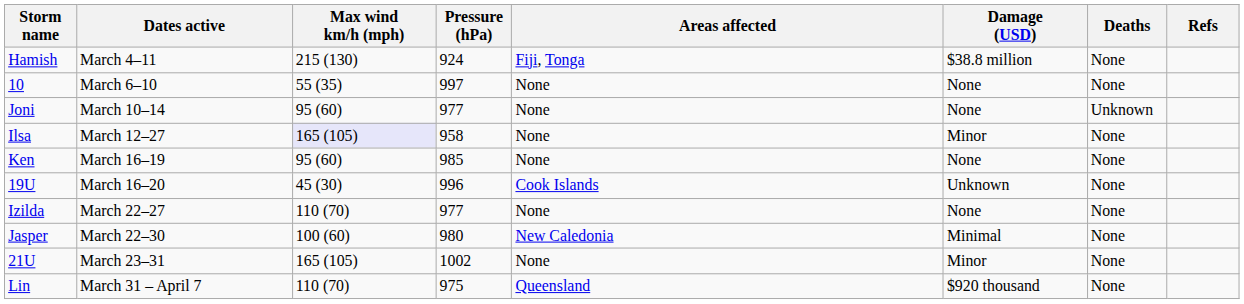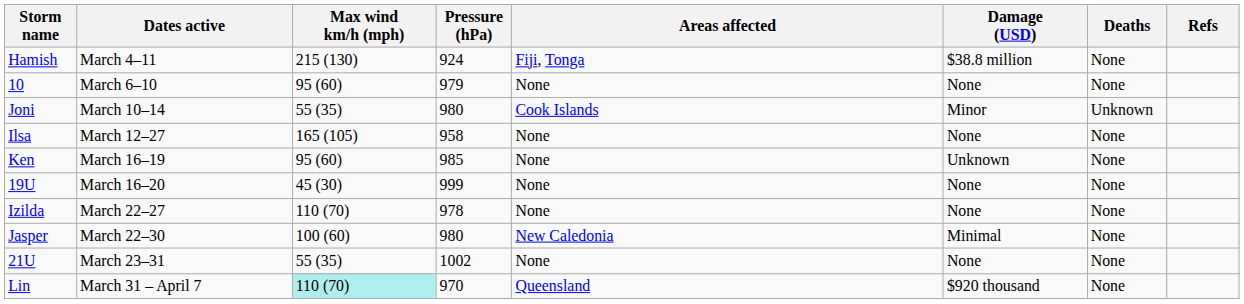(319, 85) 55 (35) -> (319, 85) 95 (60)
(451, 85) 997 -> (451, 85) 979
(319, 110) 95 (60) -> (319, 110) 55 (35)
(451, 110) 977 -> (451, 110) 980
(533, 110) None -> (557, 110) Cook Islands
(964, 110) None -> (967, 110) Minor
(327, 135) lavender background -> (327, 135) no background
(967, 135) Minor -> (964, 135) None
(964, 160) None -> (978, 160) Unknown
(451, 185) 996 -> (451, 185) 999
(557, 185) Cook Islands -> (533, 185) None
(978, 185) Unknown -> (964, 185) None
(451, 210) 977 -> (451, 210) 978
(327, 260) 165 (105) -> (319, 260) 55 (35)
(967, 260) Minor -> (964, 260) None
(323, 286) no background -> (323, 286) paleturquoise background
(451, 286) 975 -> (451, 286) 970
